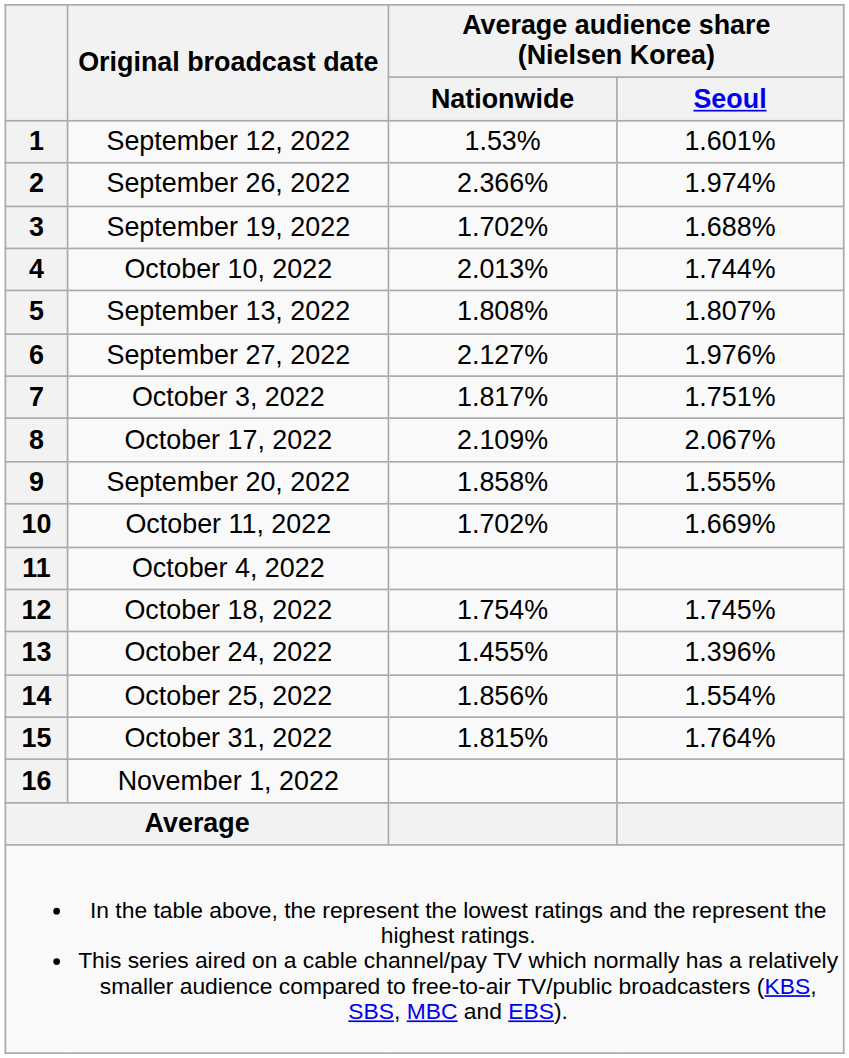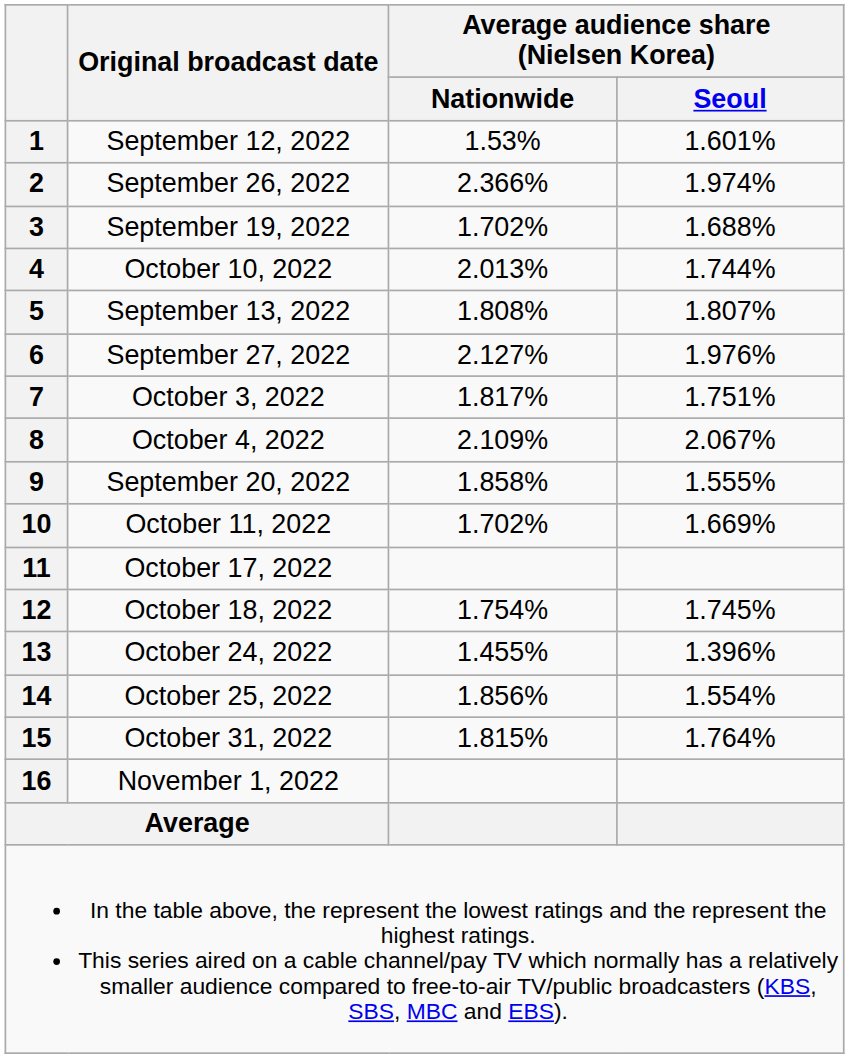(228, 439) October 17, 2022 -> (228, 439) October 4, 2022
(228, 567) October 4, 2022 -> (228, 567) October 17, 2022
